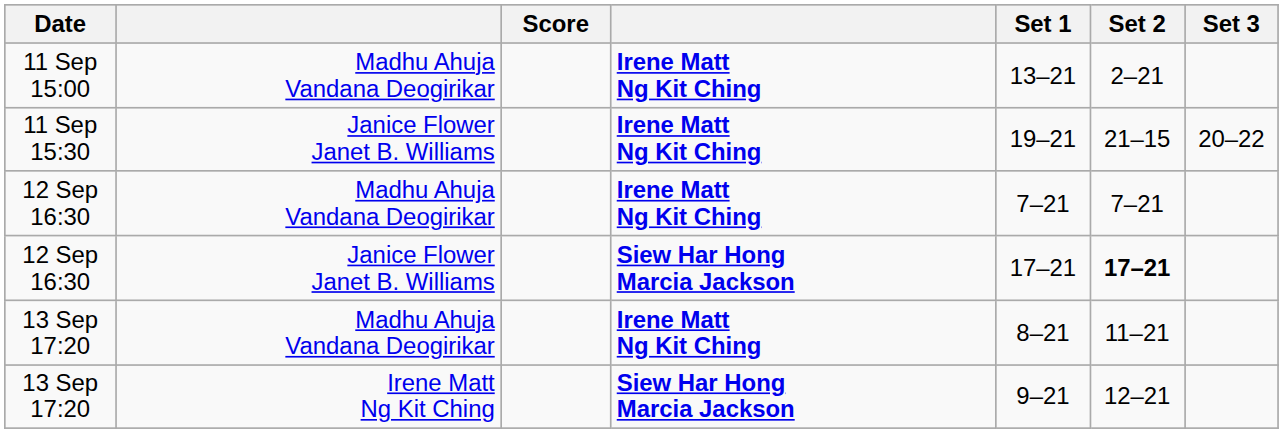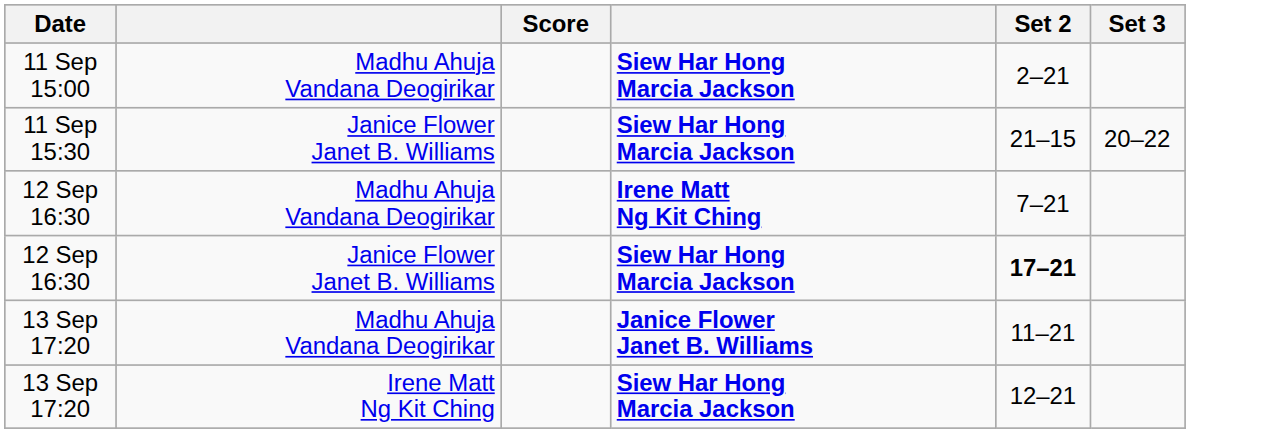- column: (1043, 24)
(689, 75) Irene Matt Ng Kit Ching -> (706, 75) Siew Har Hong Marcia Jackson
(689, 139) Irene Matt Ng Kit Ching -> (706, 139) Siew Har Hong Marcia Jackson
(689, 332) Irene Matt Ng Kit Ching -> (715, 332) Janice Flower Janet B. Williams
